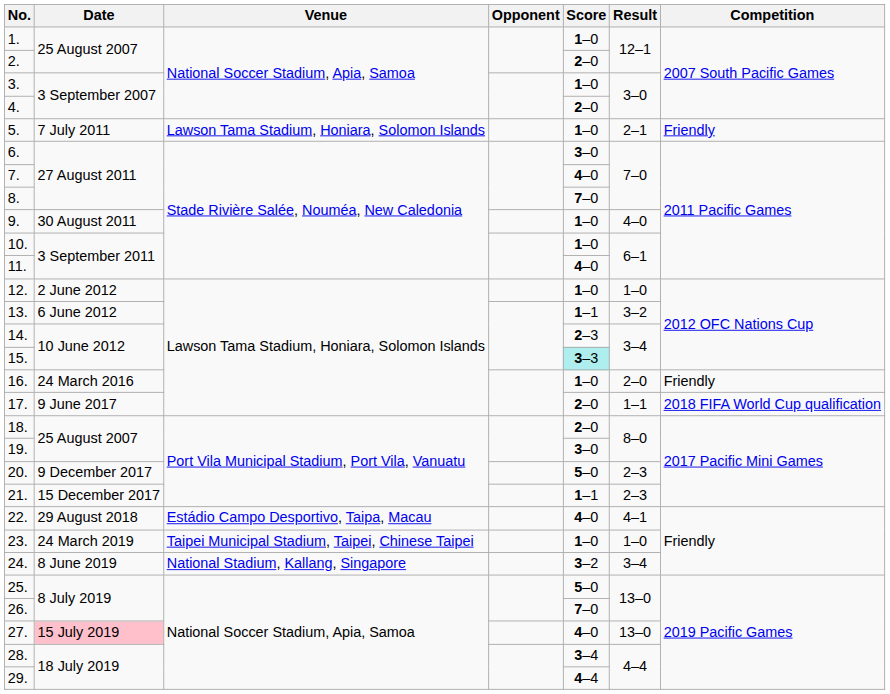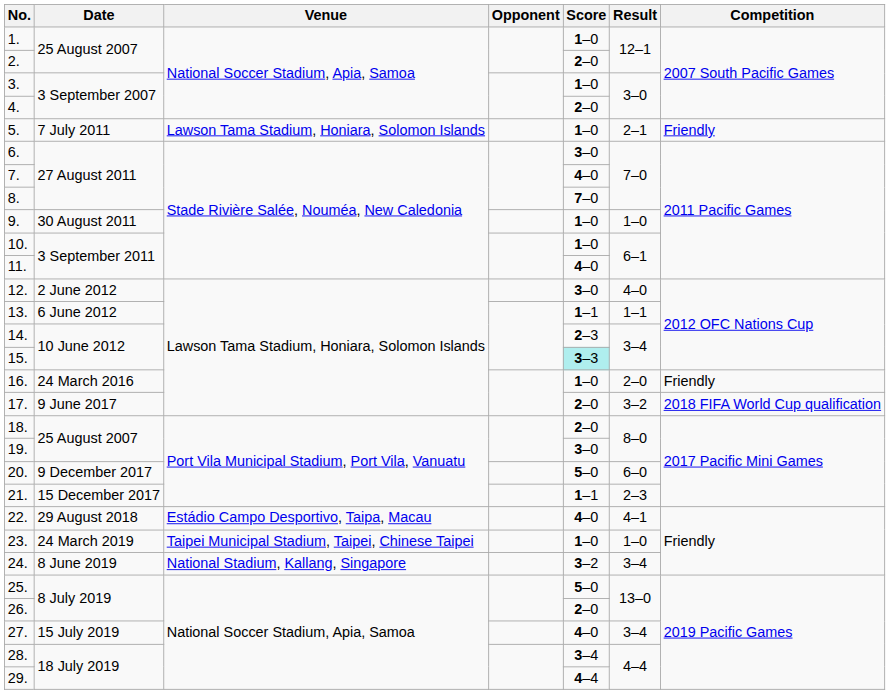(635, 221) 4–0 -> (635, 221) 1–0
(586, 289) 1–0 -> (586, 289) 3–0
(635, 289) 1–0 -> (635, 289) 4–0
(635, 312) 3–2 -> (635, 312) 1–1
(635, 404) 1–1 -> (635, 404) 3–2
(635, 472) 2–3 -> (635, 472) 6–0
(586, 609) 7–0 -> (586, 609) 2–0
(78, 632) pink background -> (78, 632) no background
(635, 632) 13–0 -> (635, 632) 3–4
